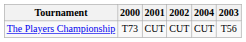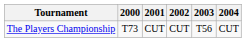columns swapped: (229, 12) <-> (204, 12)
